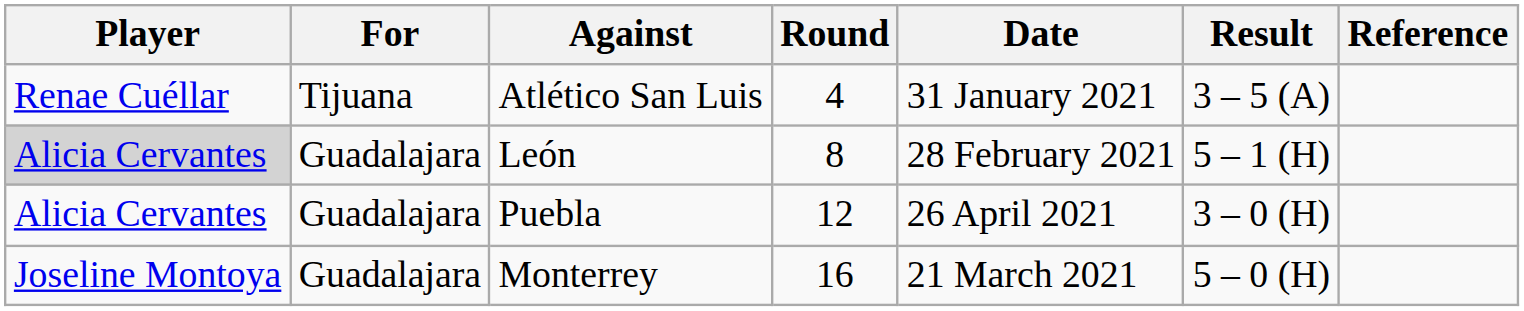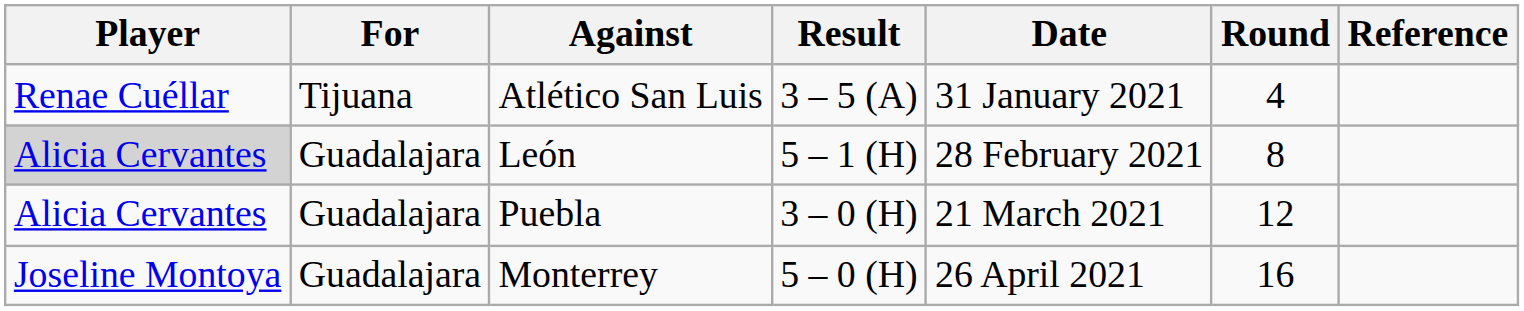columns swapped: (1261, 34) <-> (835, 34)
(1012, 214) 26 April 2021 -> (1050, 214) 21 March 2021
(1022, 273) 21 March 2021 -> (1040, 273) 26 April 2021
